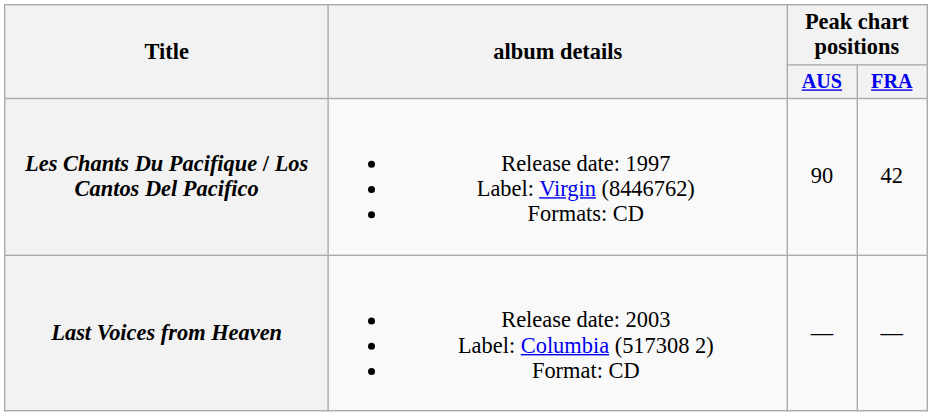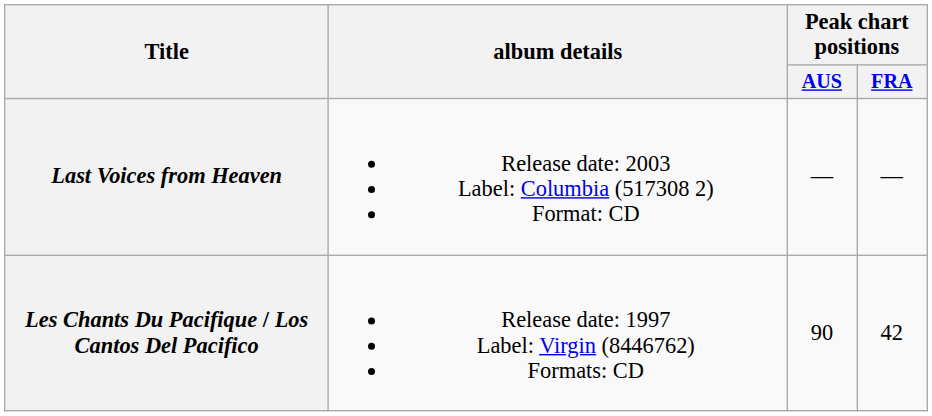rows swapped: (167, 176) <-> (167, 332)
